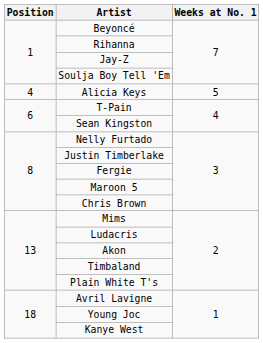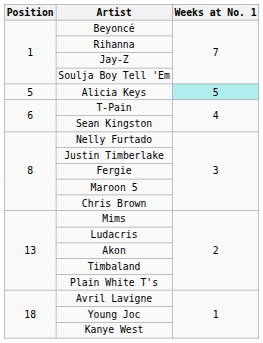(30, 92) 4 -> (30, 92) 5
(216, 92) no background -> (216, 92) paleturquoise background
